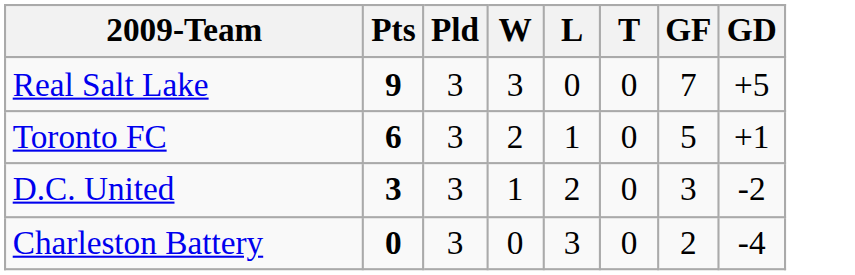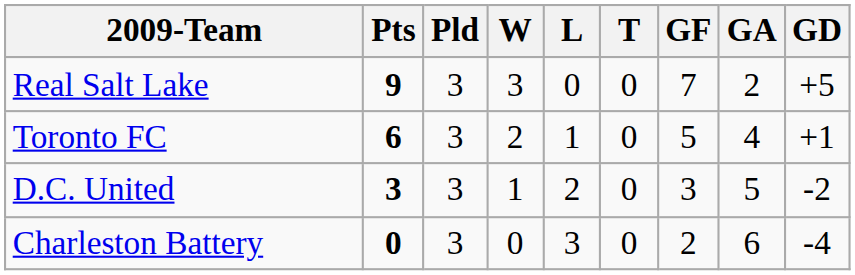+ column: (752, 30)
